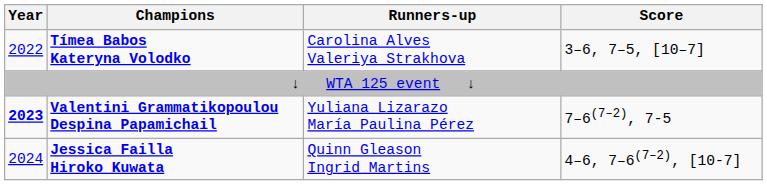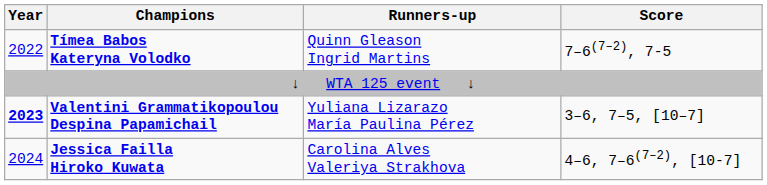(386, 50) Carolina Alves Valeriya Strakhova -> (369, 50) Quinn Gleason Ingrid Martins
(635, 50) 3–6, 7–5, [10–7] -> (618, 50) 7–6(7–2), 7-5
(618, 117) 7–6(7–2), 7-5 -> (635, 117) 3–6, 7–5, [10–7]
(369, 159) Quinn Gleason Ingrid Martins -> (386, 159) Carolina Alves Valeriya Strakhova
